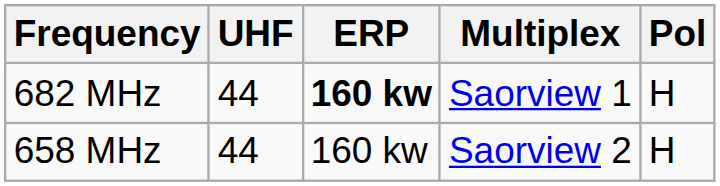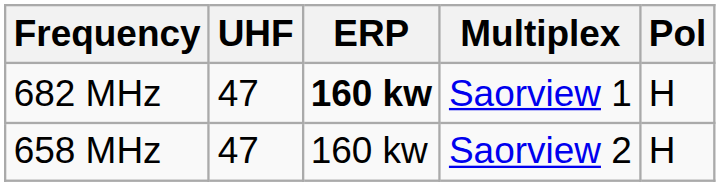(238, 92) 44 -> (238, 92) 47
(238, 151) 44 -> (238, 151) 47
